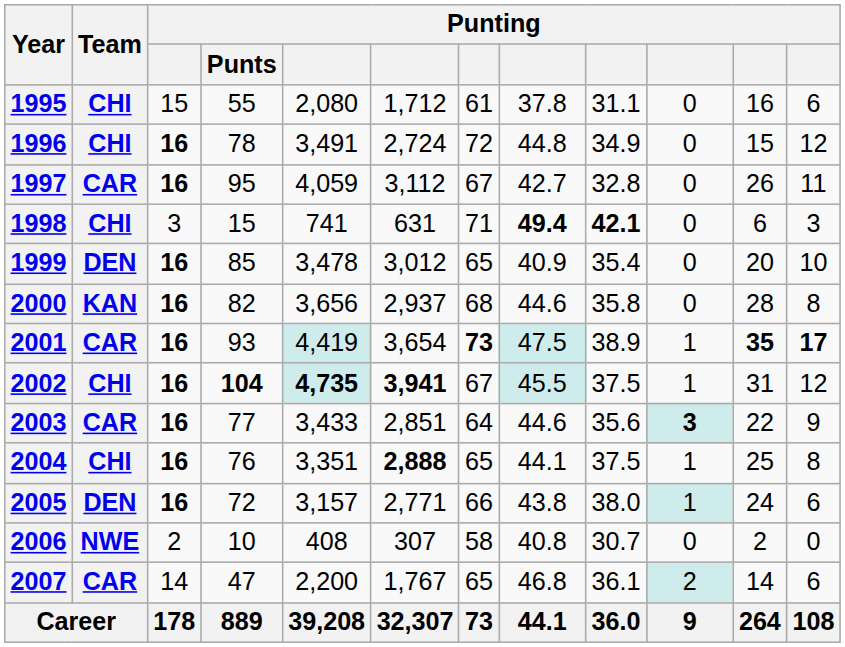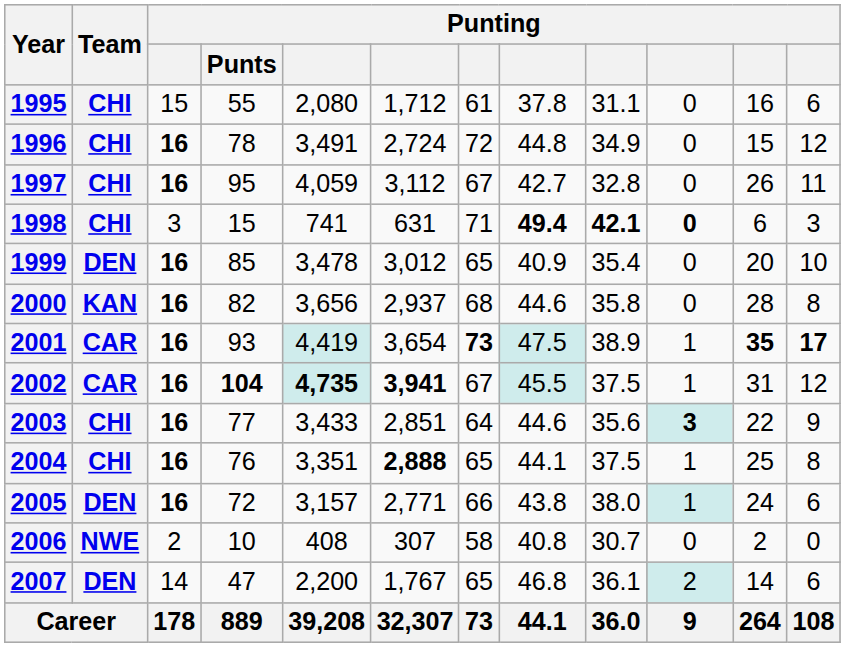(110, 183) CAR -> (110, 183) CHI
(690, 223) normal -> (690, 223) bold
(110, 382) CHI -> (110, 382) CAR
(110, 422) CAR -> (110, 422) CHI
(110, 582) CAR -> (110, 582) DEN
